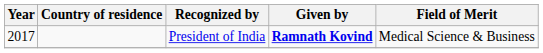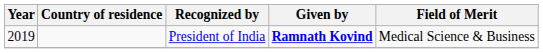(21, 36) 2017 -> (21, 36) 2019
